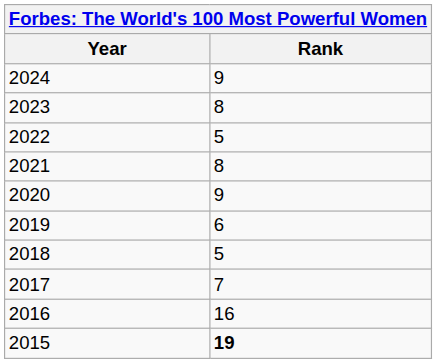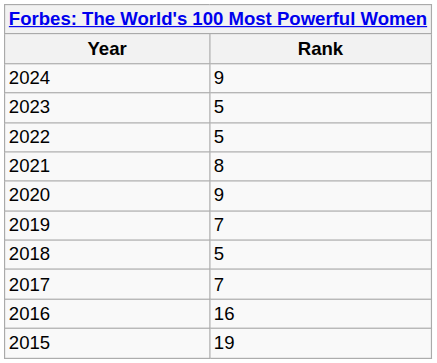(219, 107) 8 -> (219, 107) 5
(219, 225) 6 -> (219, 225) 7
(224, 343) bold -> (224, 343) normal
